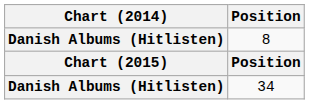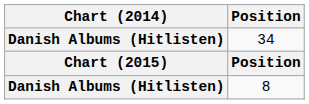rows swapped: (266, 40) <-> (266, 87)
